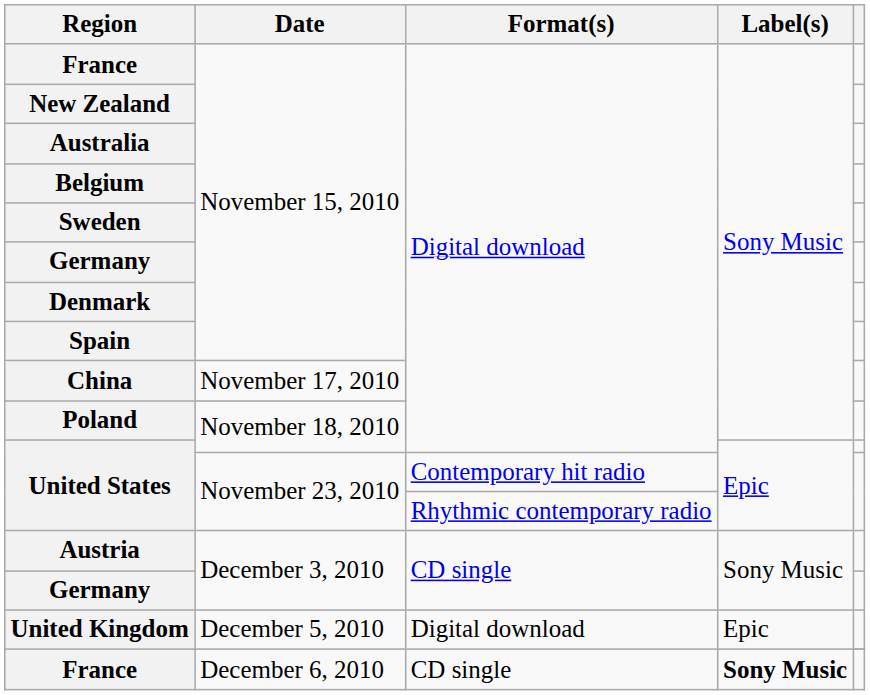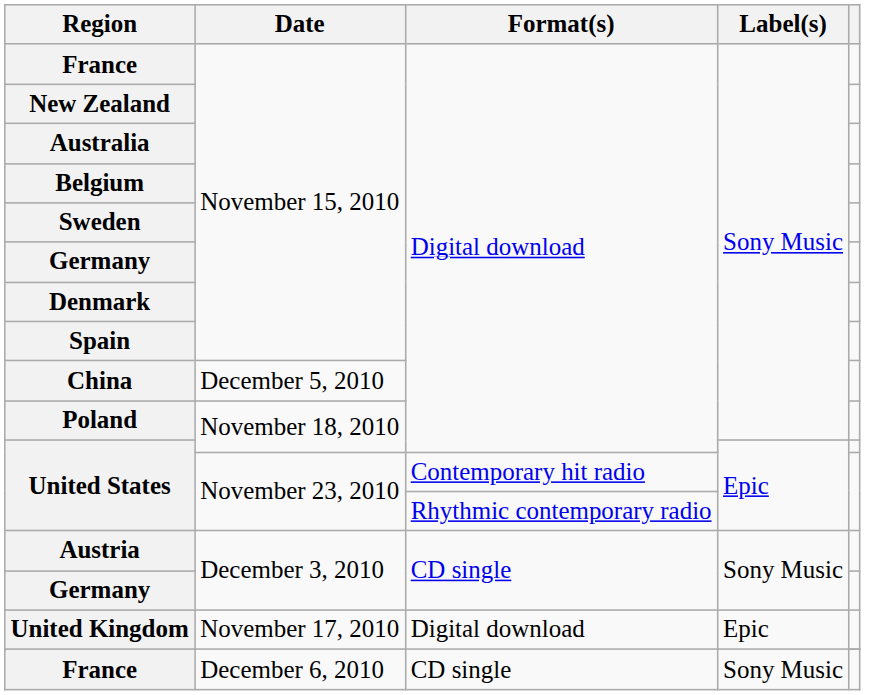(300, 380) November 17, 2010 -> (292, 380) December 5, 2010
(292, 629) December 5, 2010 -> (300, 629) November 17, 2010
(785, 669) bold -> (783, 669) normal
